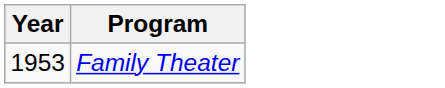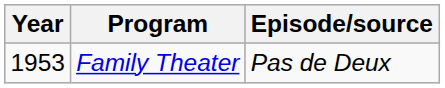+ column: (342, 23)
